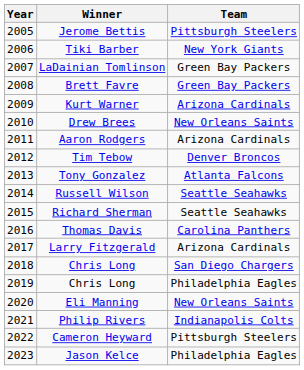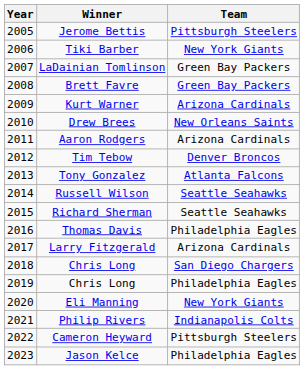(234, 230) Carolina Panthers -> (234, 230) Philadelphia Eagles
(234, 302) New Orleans Saints -> (234, 302) New York Giants
